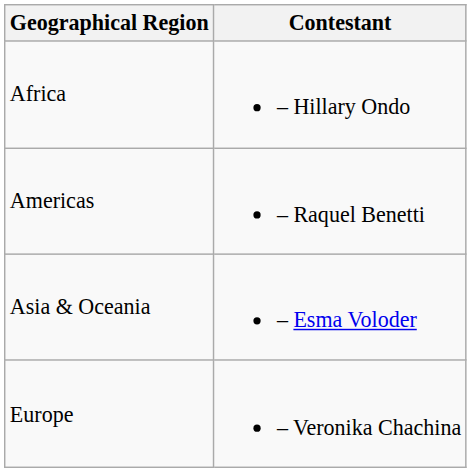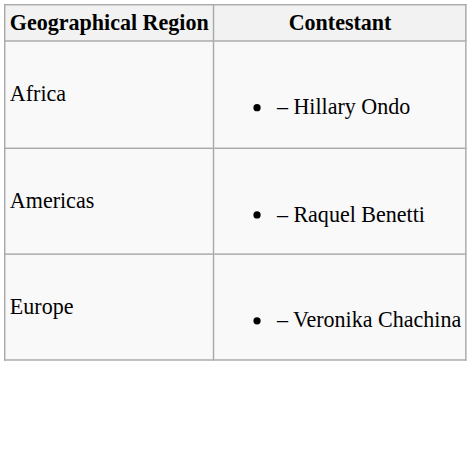- row: (80, 307)
